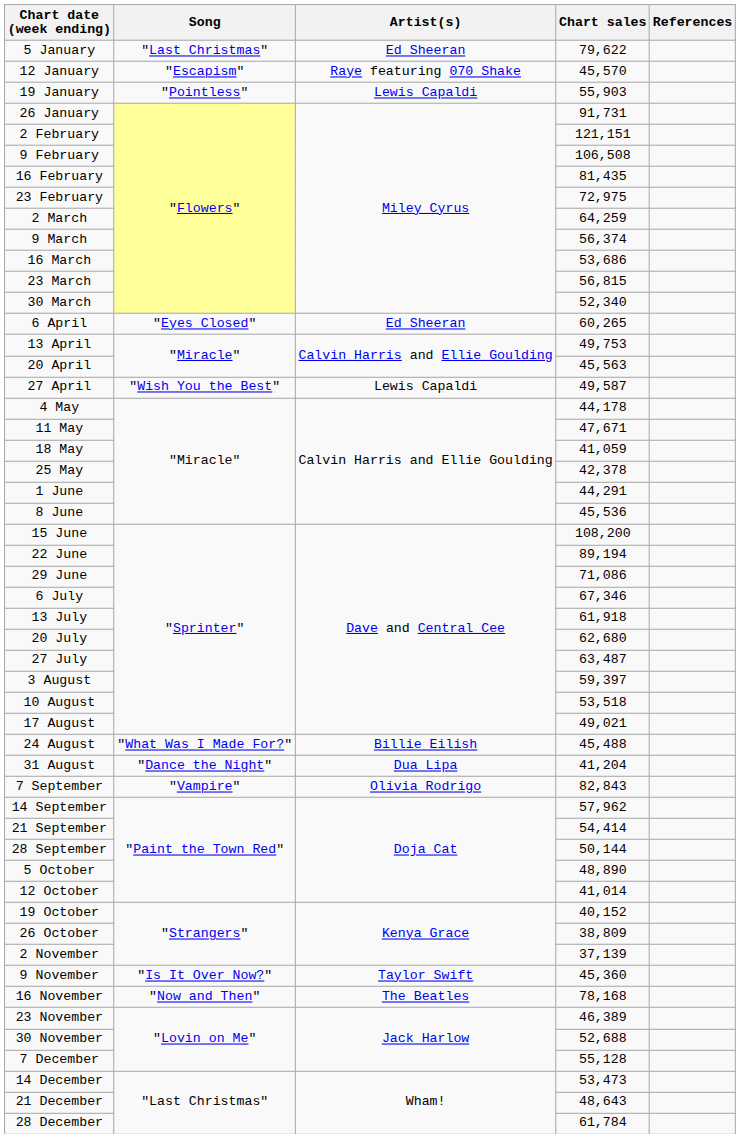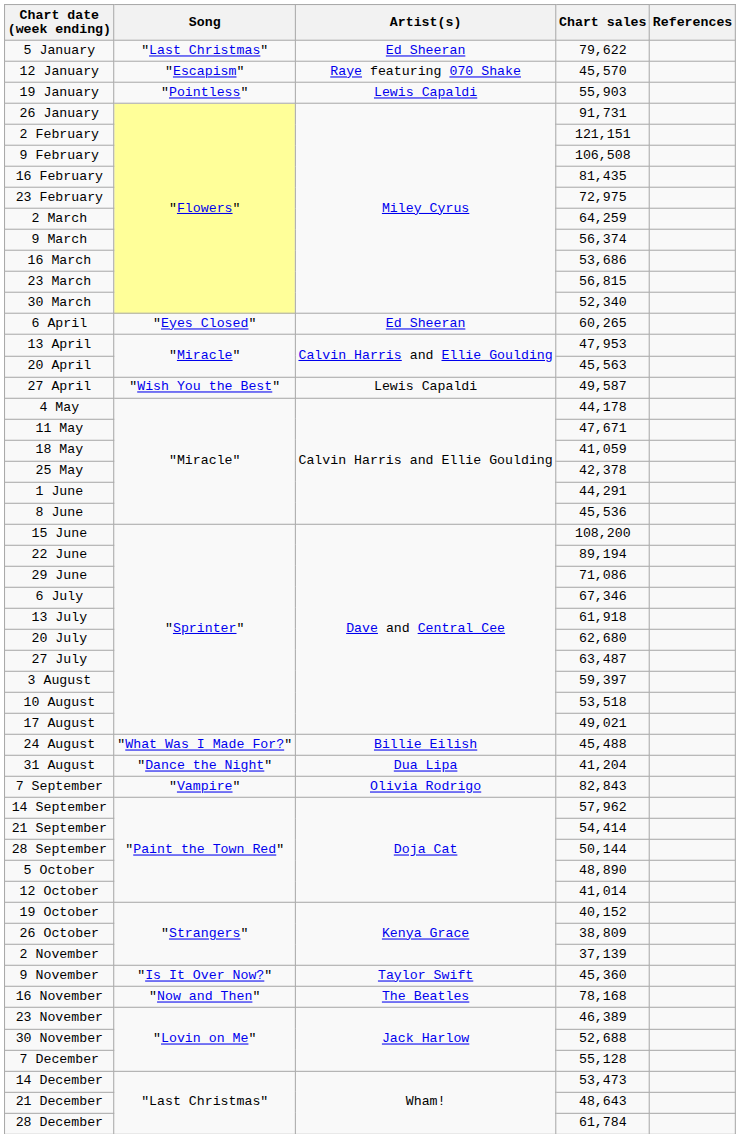(603, 345) 49,753 -> (603, 345) 47,953
